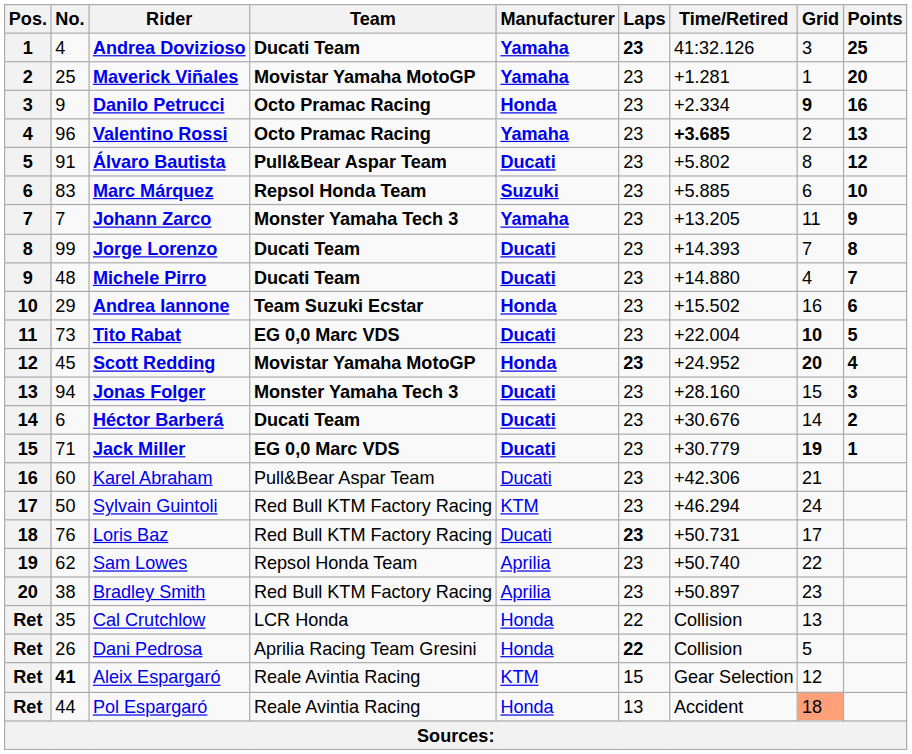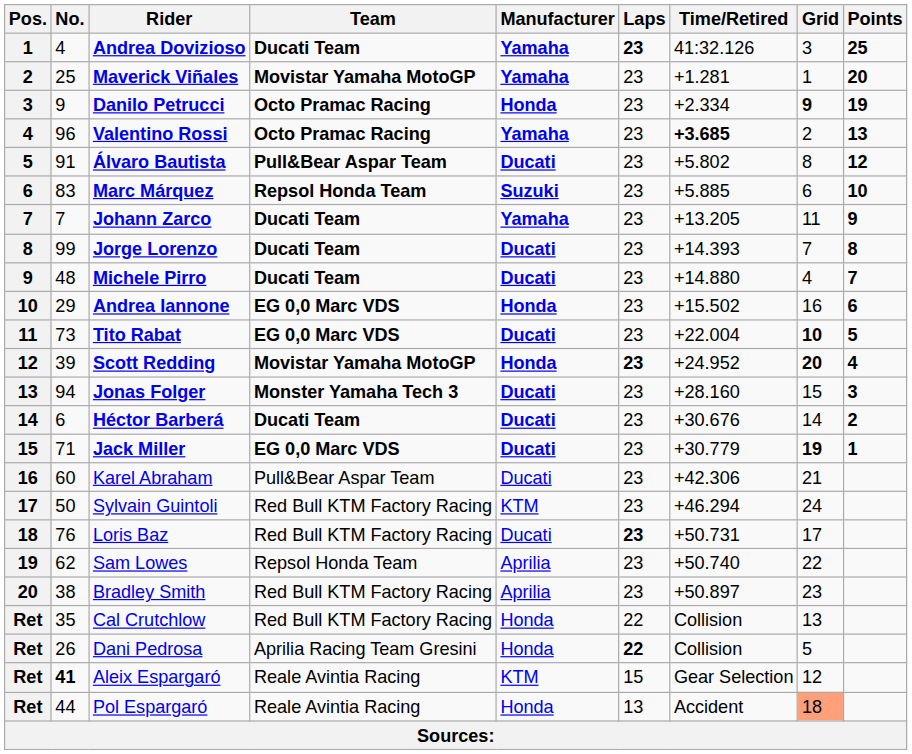(858, 105) 16 -> (858, 105) 19
(356, 220) Monster Yamaha Tech 3 -> (307, 220) Ducati Team
(339, 305) Team Suzuki Ecstar -> (327, 305) EG 0,0 Marc VDS
(65, 363) 45 -> (65, 363) 39
(301, 620) LCR Honda -> (373, 620) Red Bull KTM Factory Racing
